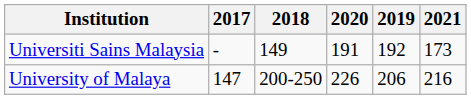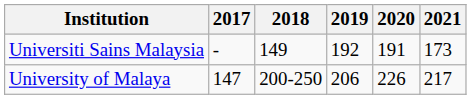columns swapped: (396, 19) <-> (350, 19)
(438, 79) 216 -> (438, 79) 217
